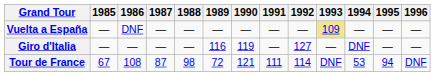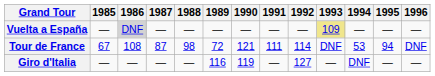(132, 29) no background -> (132, 29) lightgrey background
rows swapped: (47, 46) <-> (47, 63)
